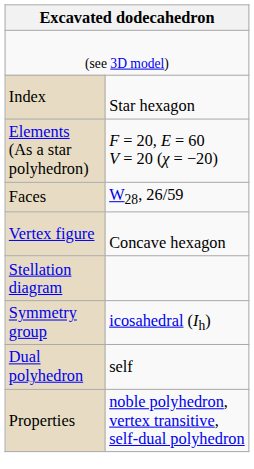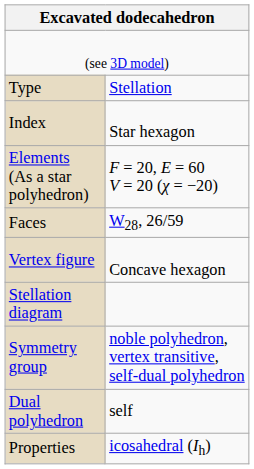+ row: (25, 87)
(160, 322) icosahedral (Ih) -> (177, 357) noble polyhedron, vertex transitive, self-dual polyhedron
(177, 420) noble polyhedron, vertex transitive, self-dual polyhedron -> (160, 448) icosahedral (Ih)
